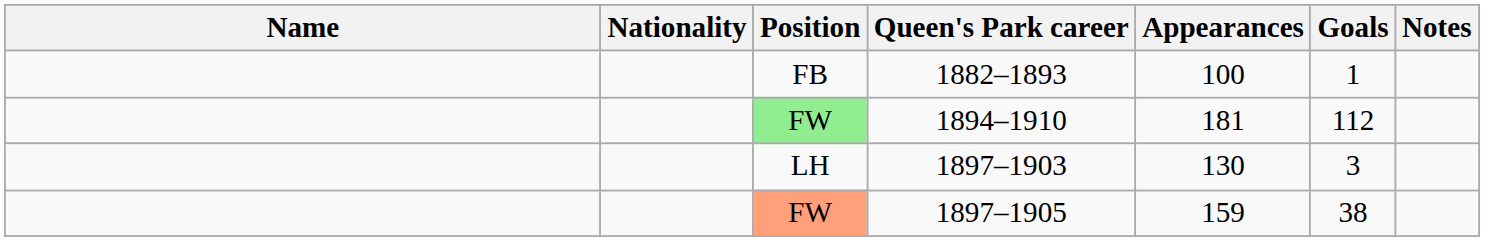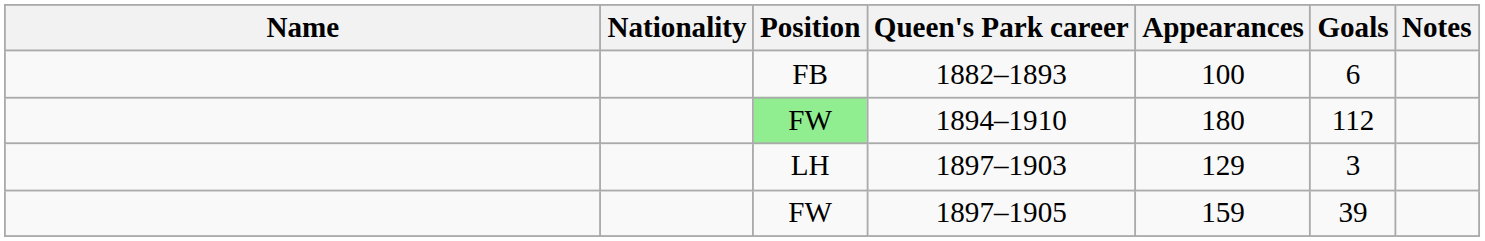(1353, 73) 1 -> (1353, 73) 6
(1223, 119) 181 -> (1223, 119) 180
(1223, 166) 130 -> (1223, 166) 129
(810, 212) lightsalmon background -> (810, 212) no background
(1353, 212) 38 -> (1353, 212) 39
